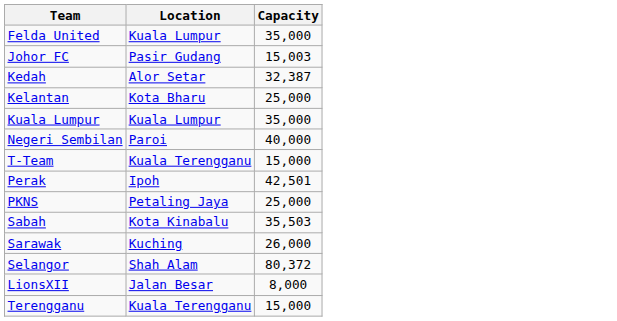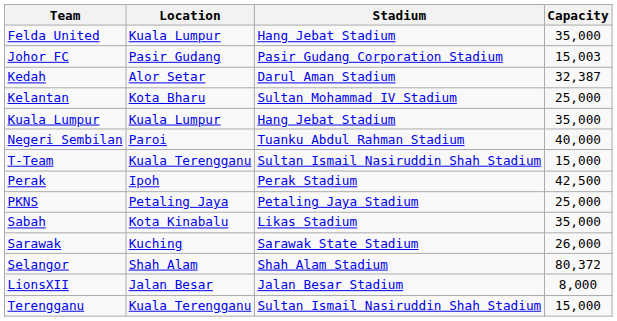+ column: (399, 15)
(288, 181) 42,501 -> (578, 181) 42,500
(288, 223) 35,503 -> (578, 223) 35,000
